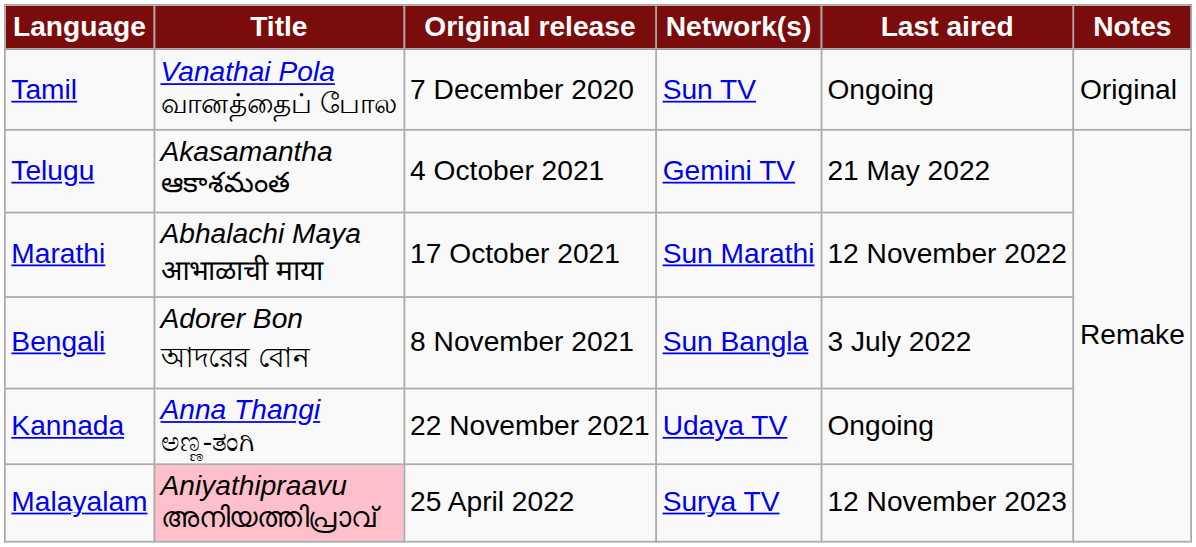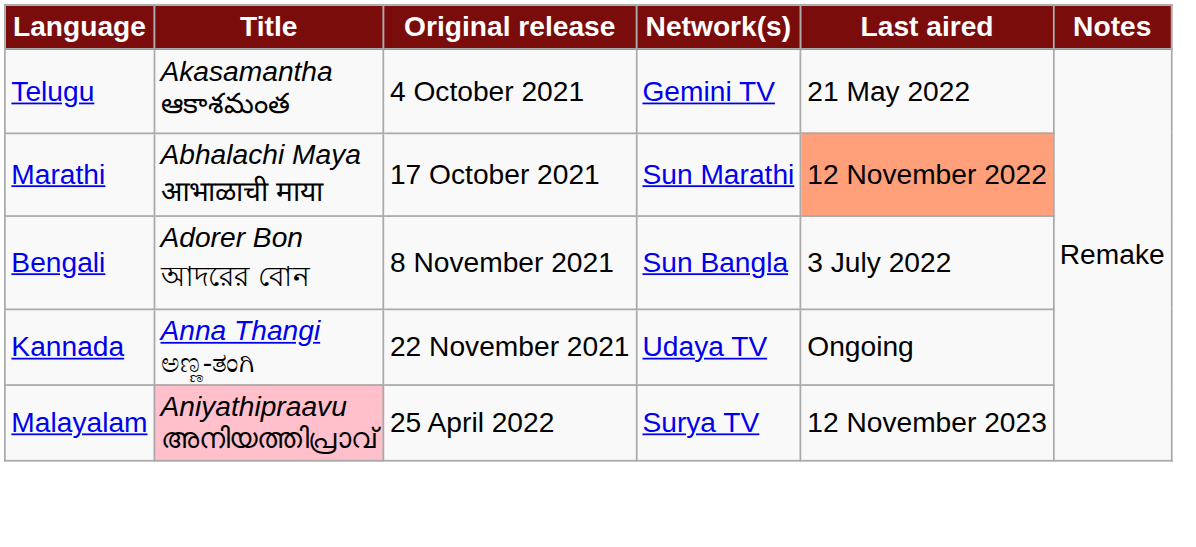- row: (44, 89)
(947, 254) no background -> (927, 174) lightsalmon background
